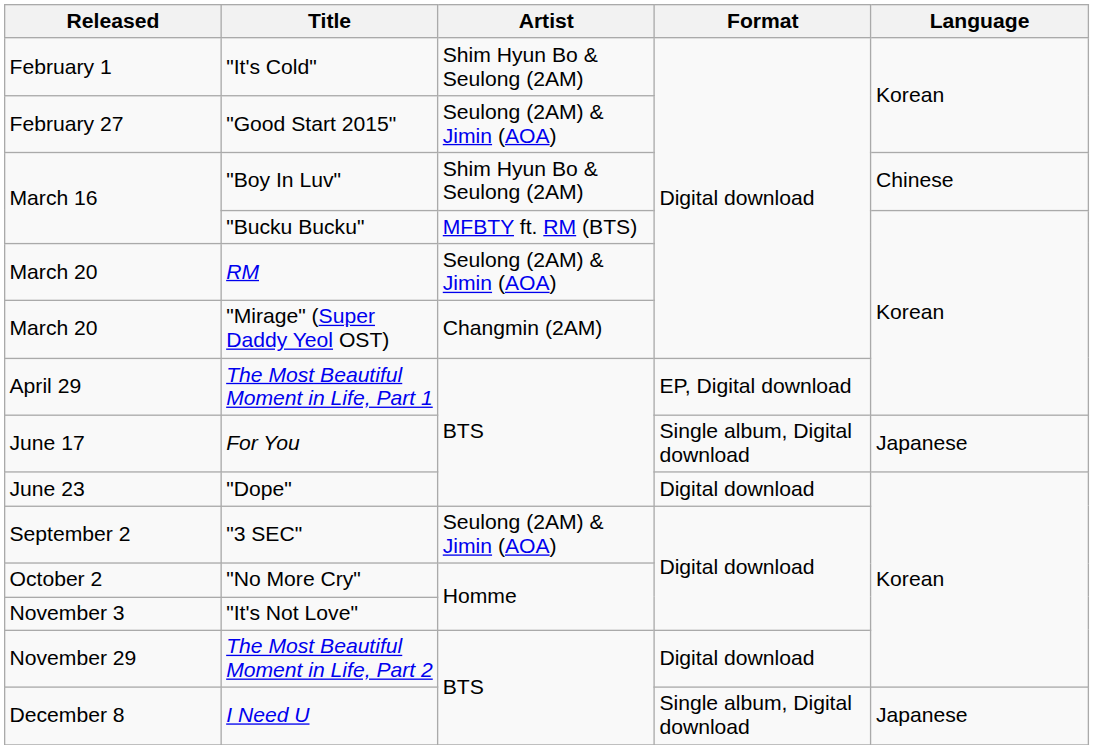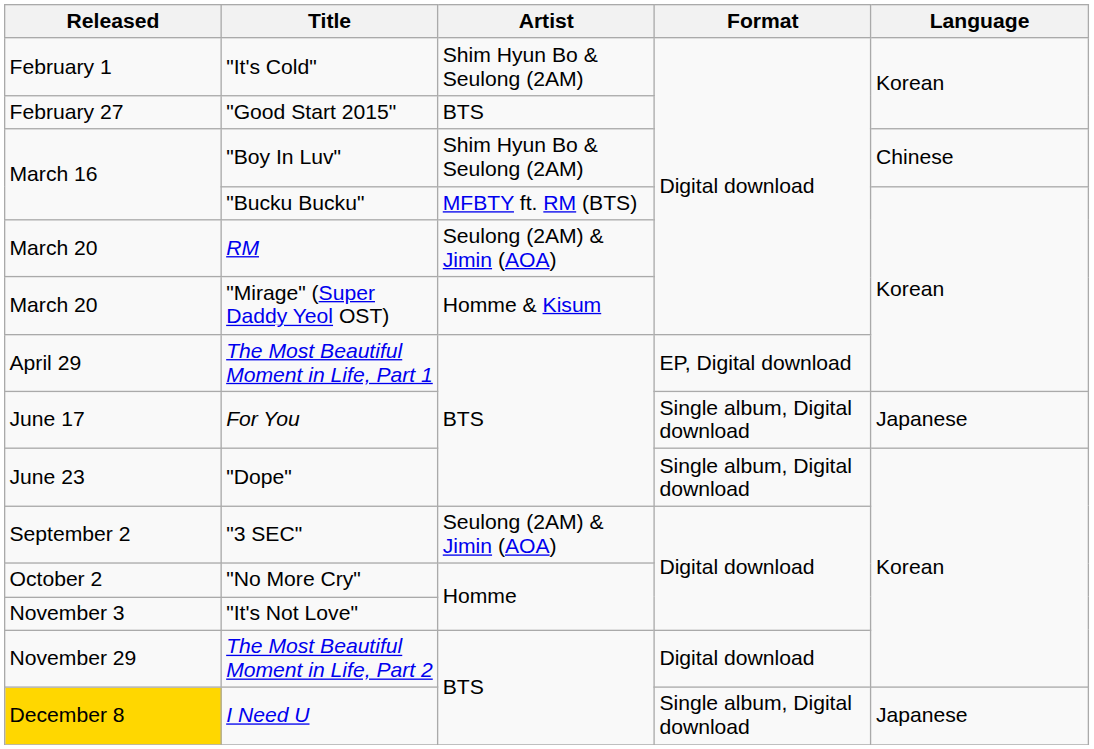(523, 123) Seulong (2AM) & Jimin (AOA) -> (463, 111) BTS
(523, 329) Changmin (2AM) -> (522, 305) Homme & Kisum
(737, 489) Digital download -> (756, 477) Single album, Digital download
(67, 715) no background -> (67, 715) gold background
